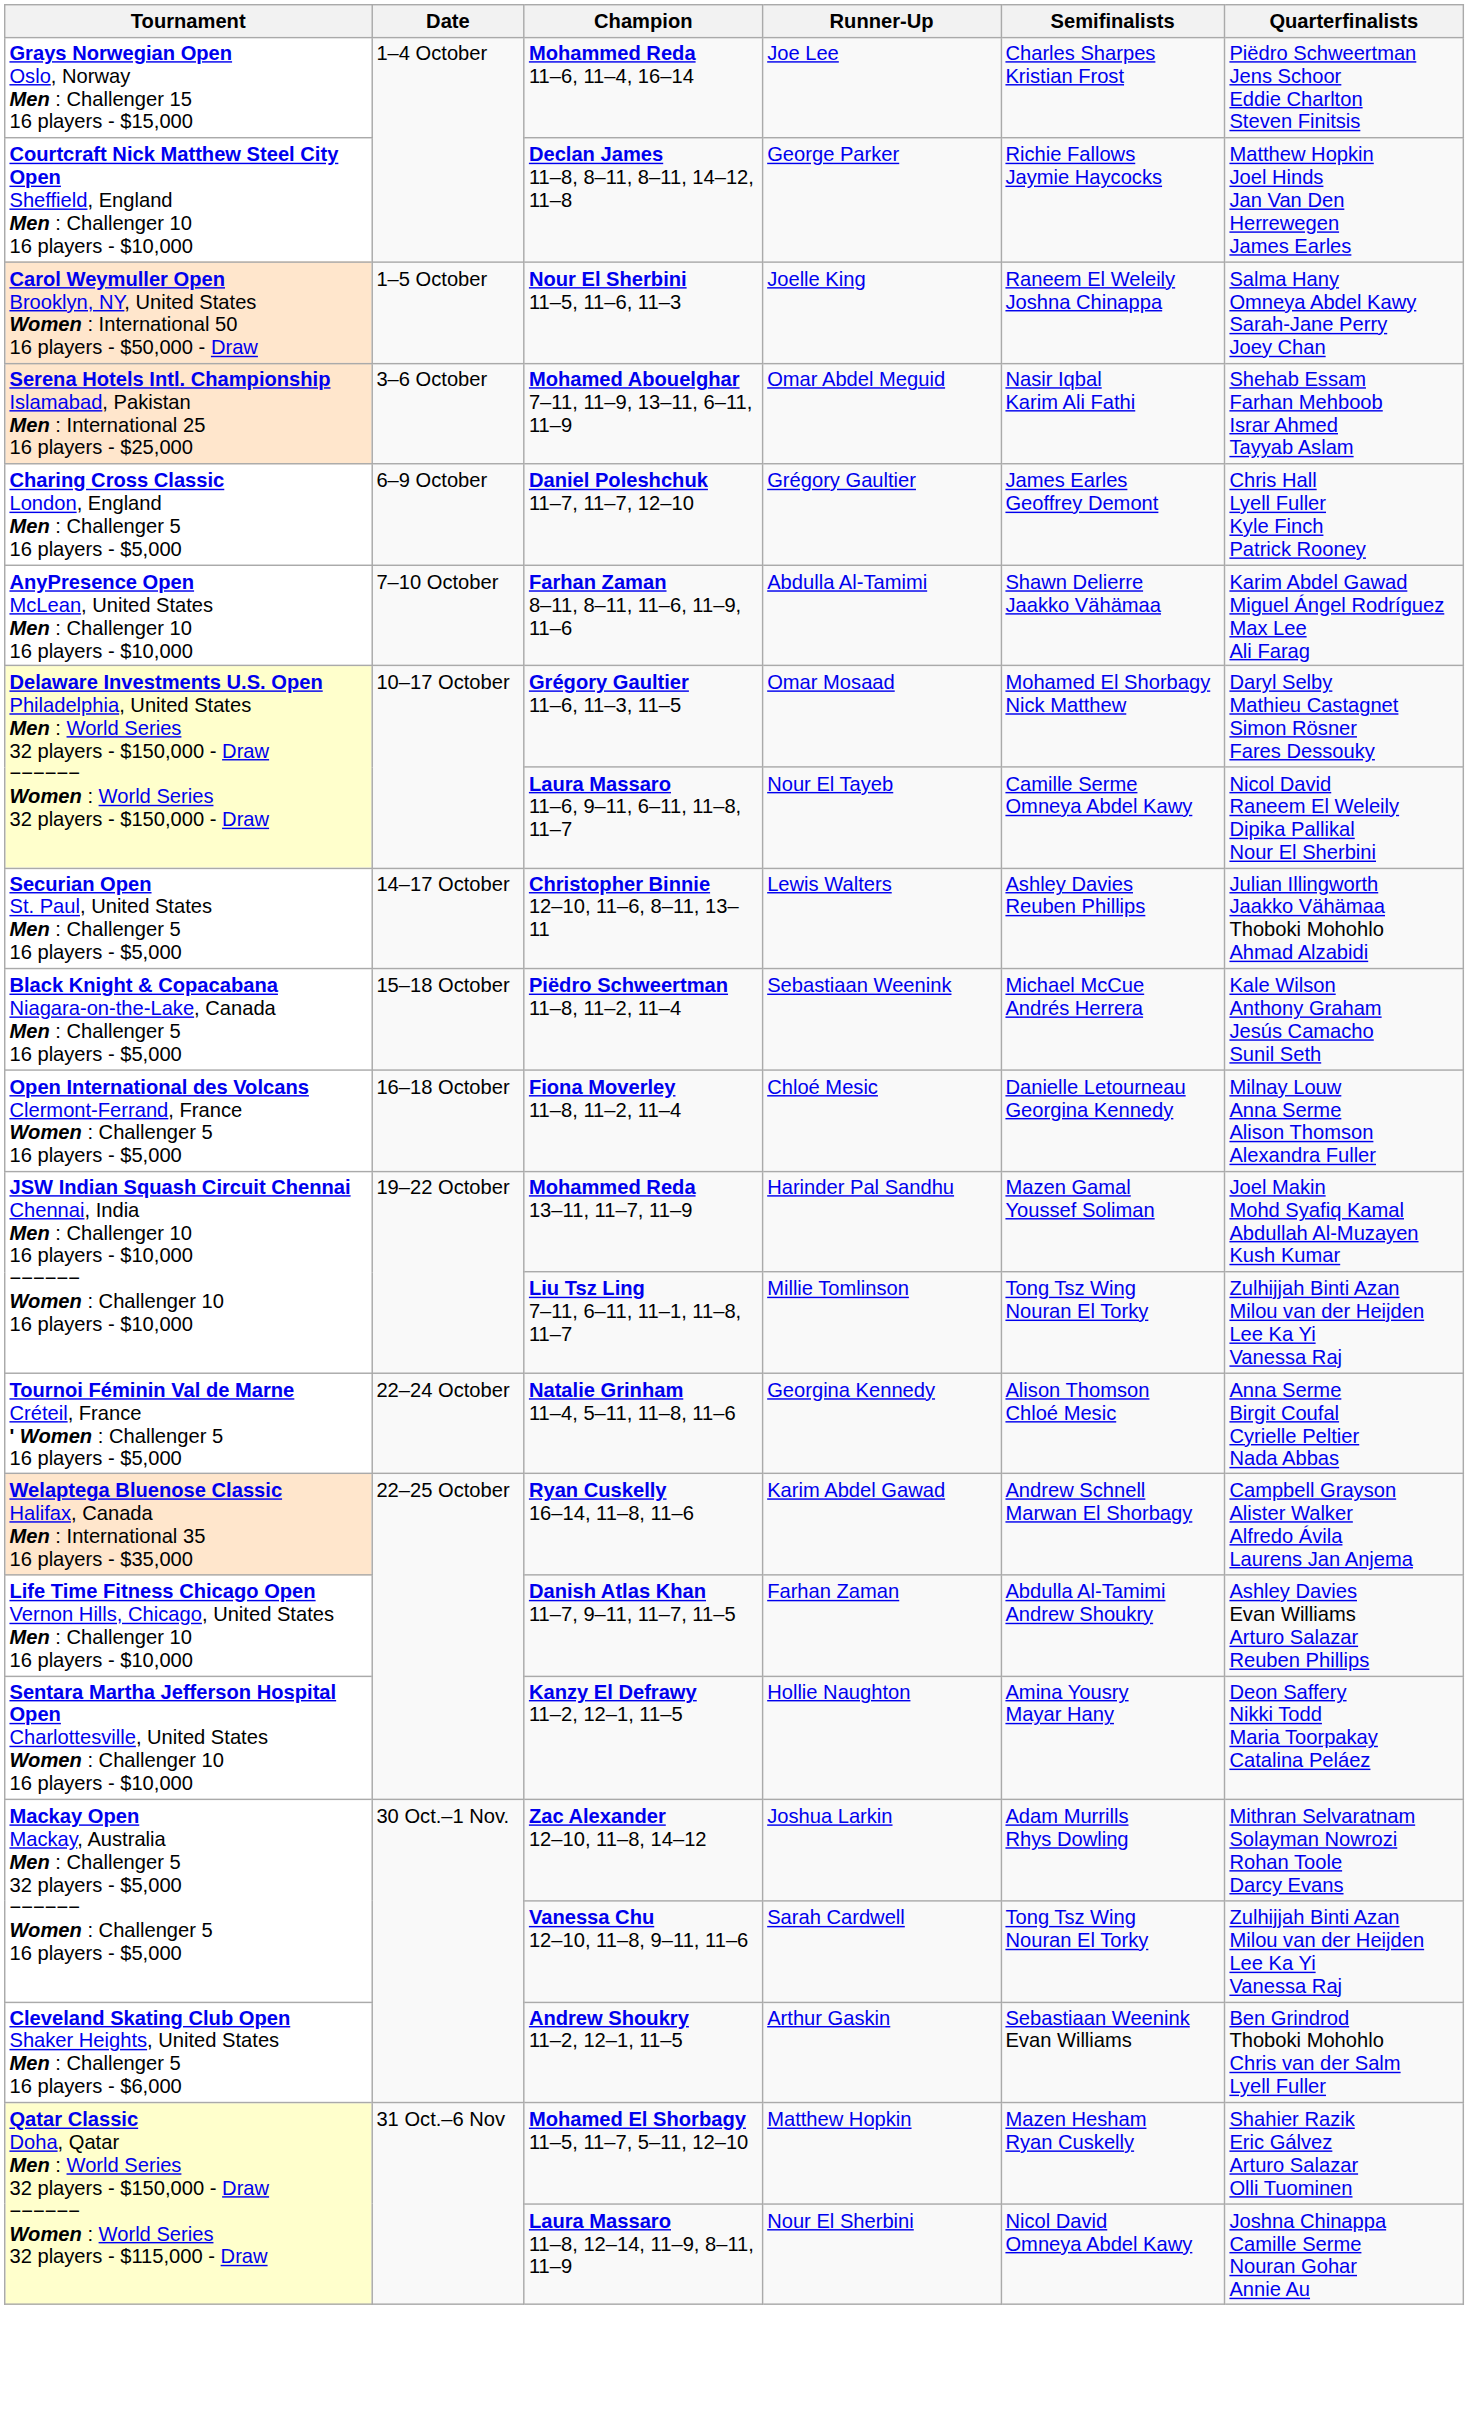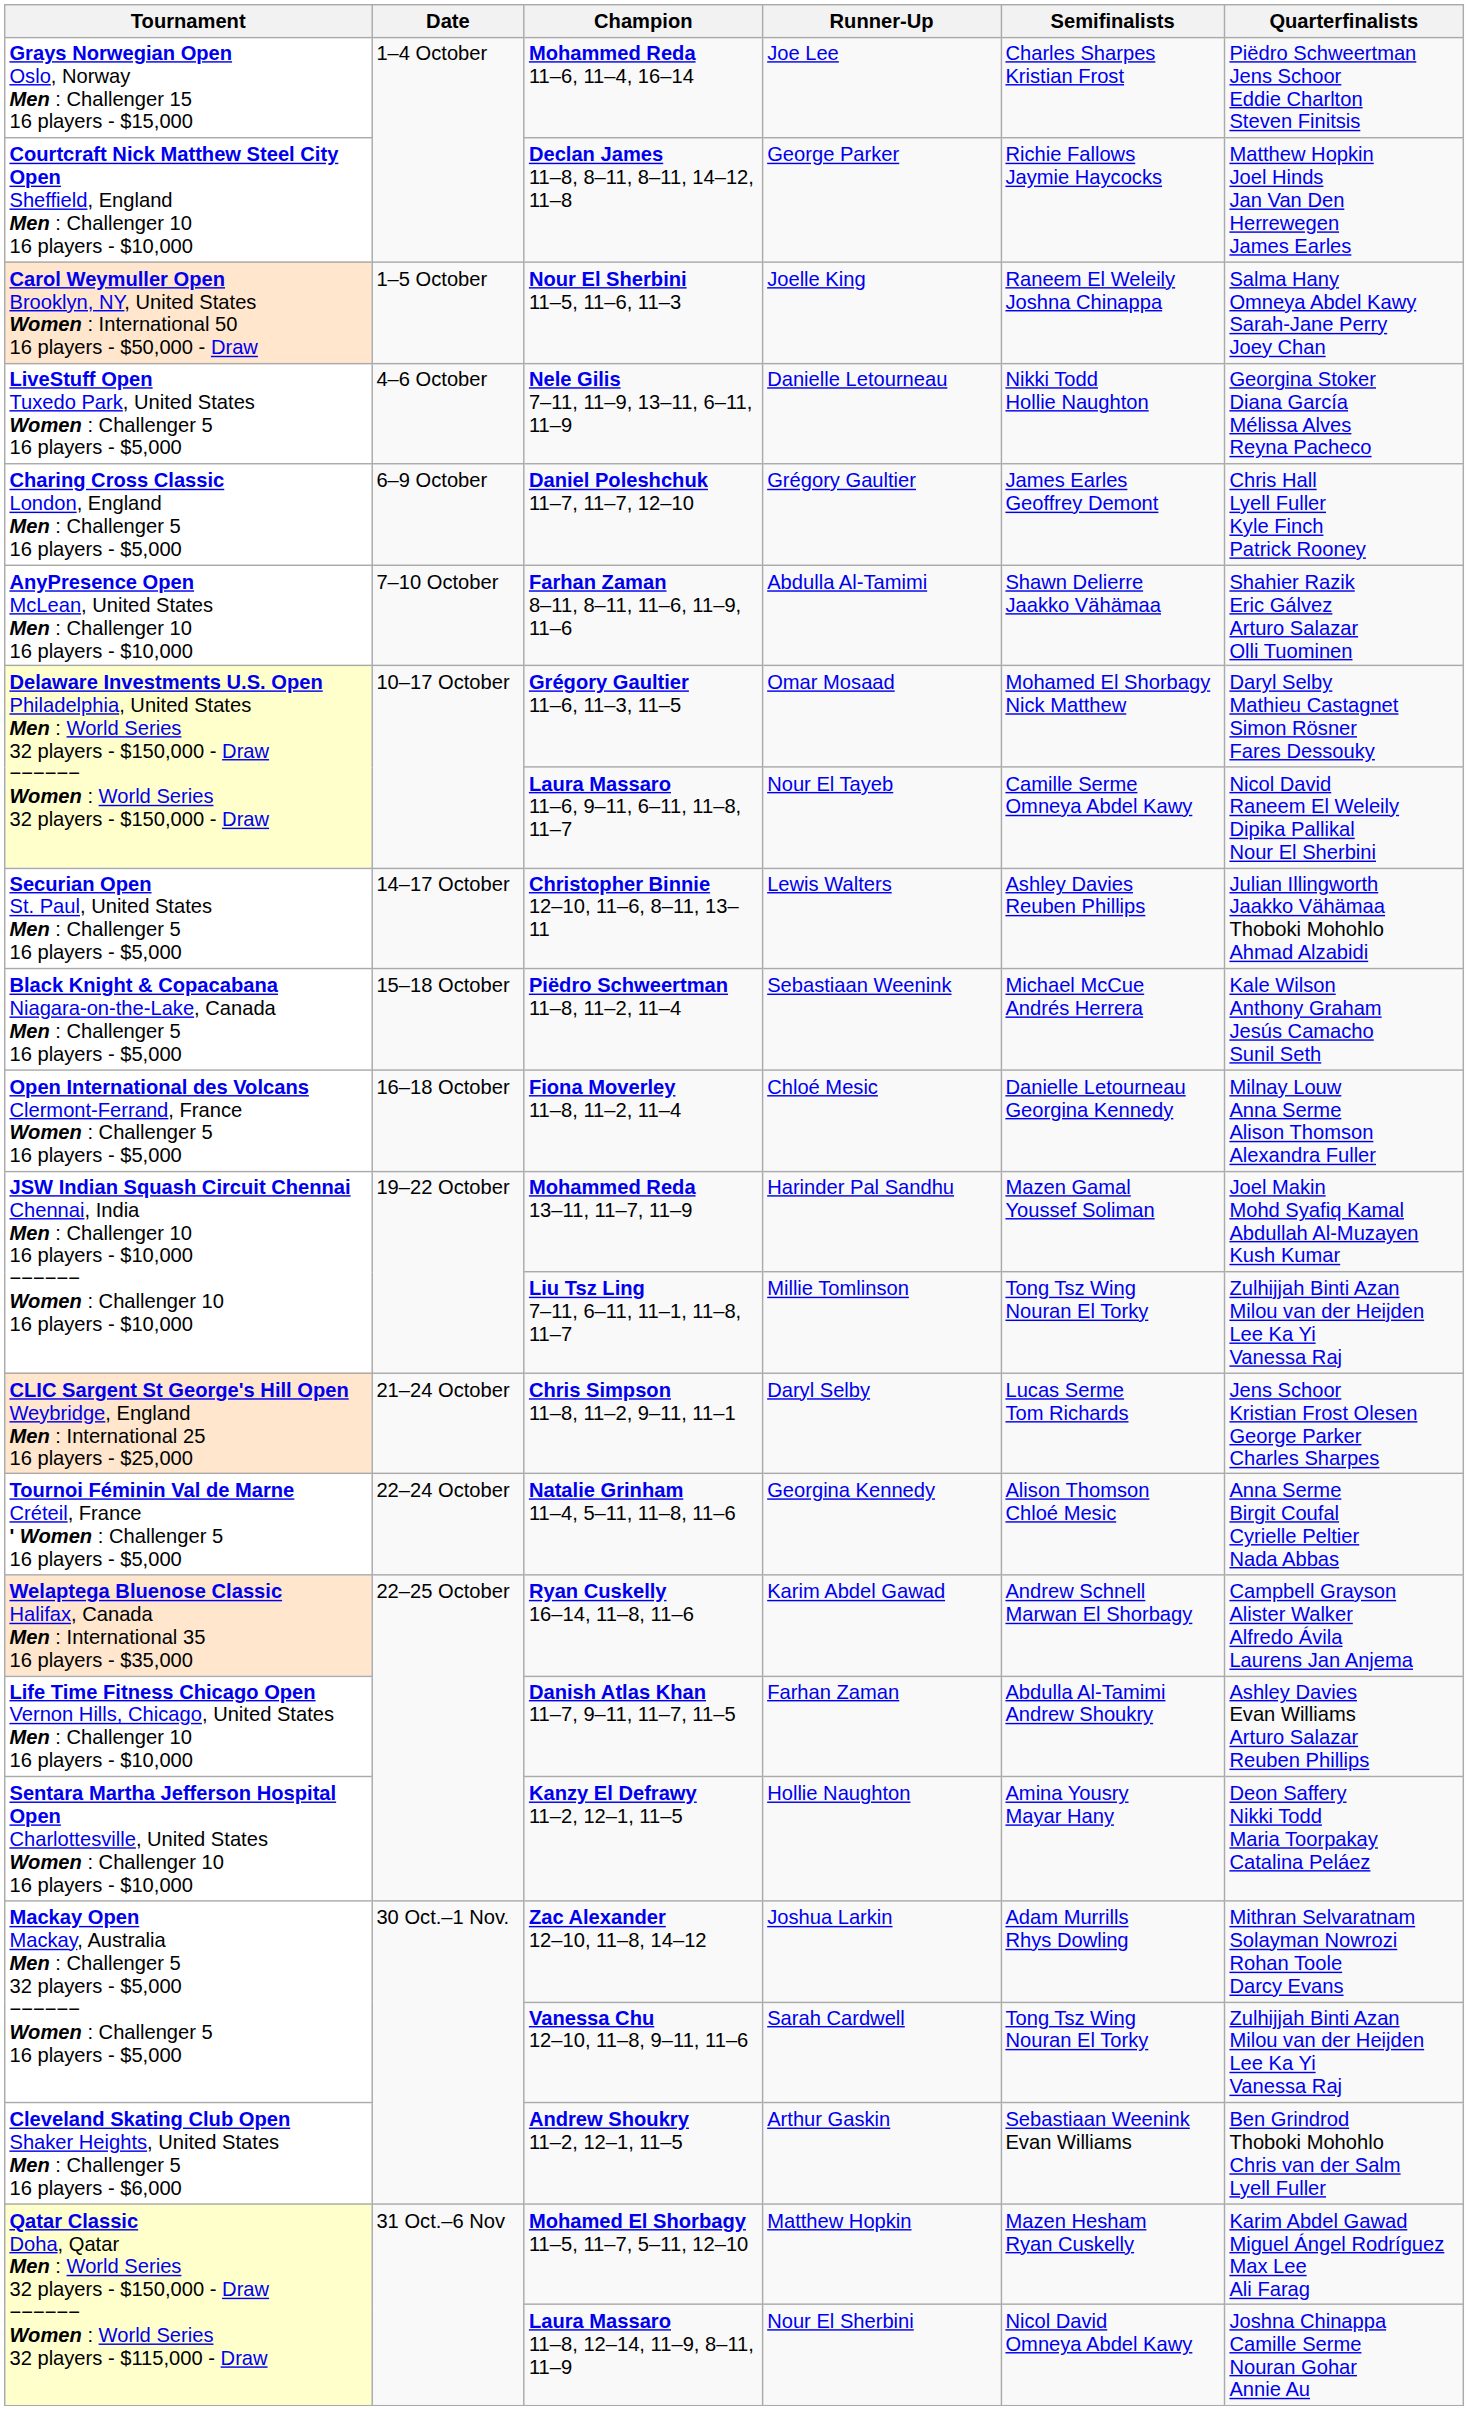- row: (641, 402)
+ row: (641, 402)
(1337, 615) Karim Abdel Gawad Miguel Ángel Rodríguez Max Lee Ali Farag -> (1294, 615) Shahier Razik Eric Gálvez Arturo Salazar Olli Tuominen
+ row: (632, 1401)
(1294, 2153) Shahier Razik Eric Gálvez Arturo Salazar Olli Tuominen -> (1337, 2254) Karim Abdel Gawad Miguel Ángel Rodríguez Max Lee Ali Farag
